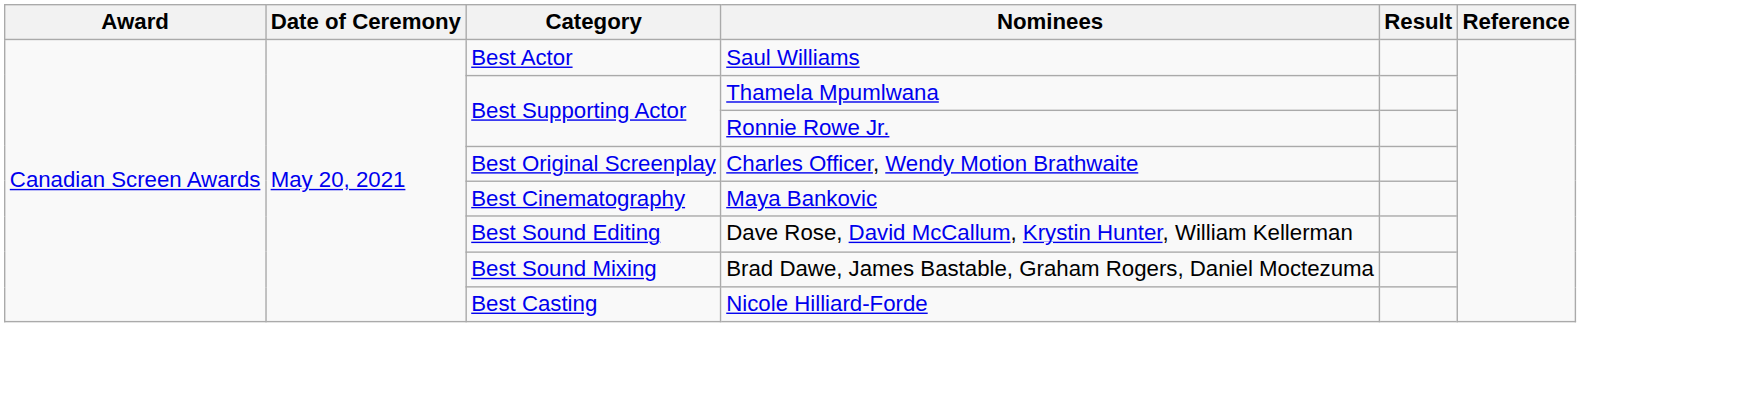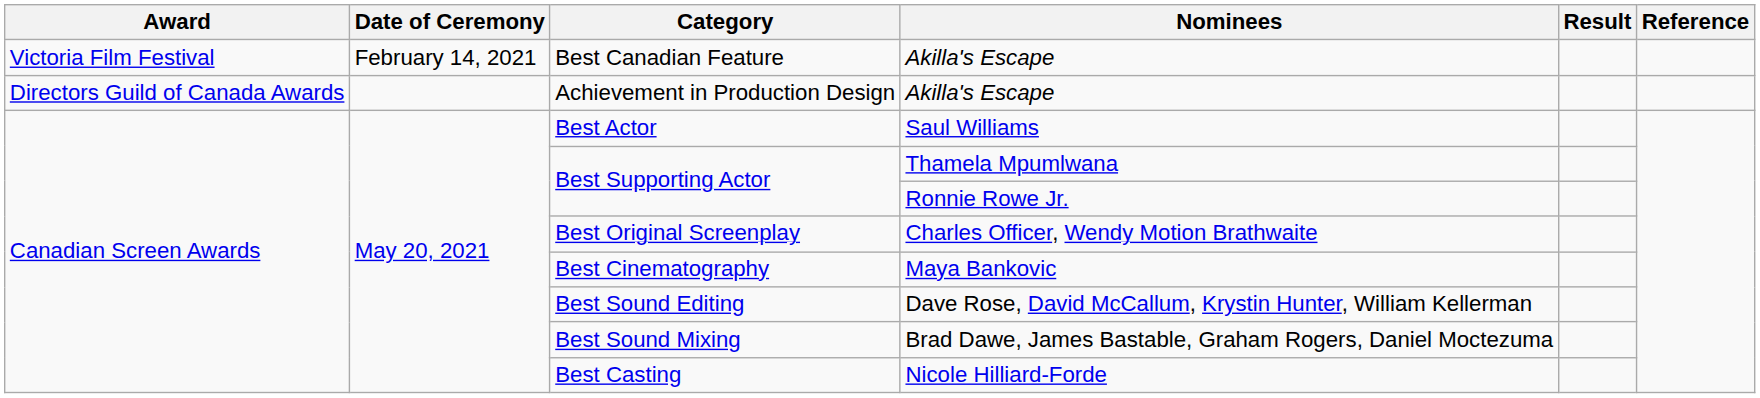+ row: (670, 57)
+ row: (725, 92)
